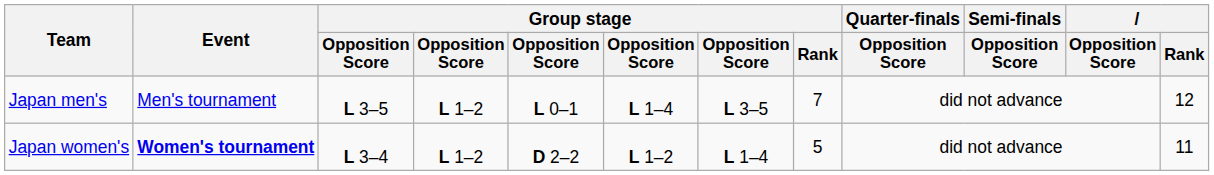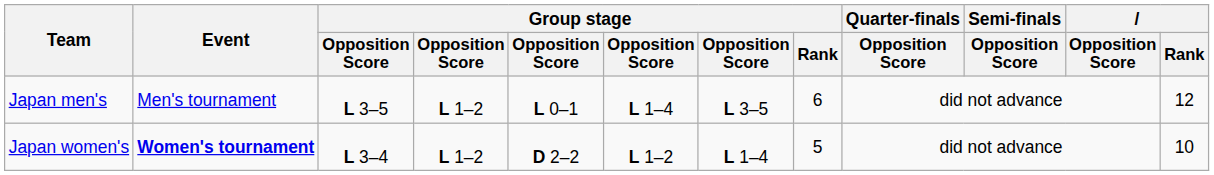(818, 100) 7 -> (818, 100) 6
(1184, 147) 11 -> (1184, 147) 10
